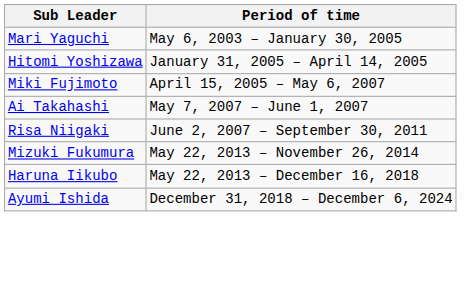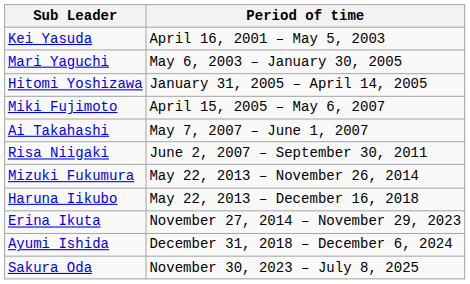+ row: (50, 39)
+ row: (54, 222)
+ row: (50, 268)
